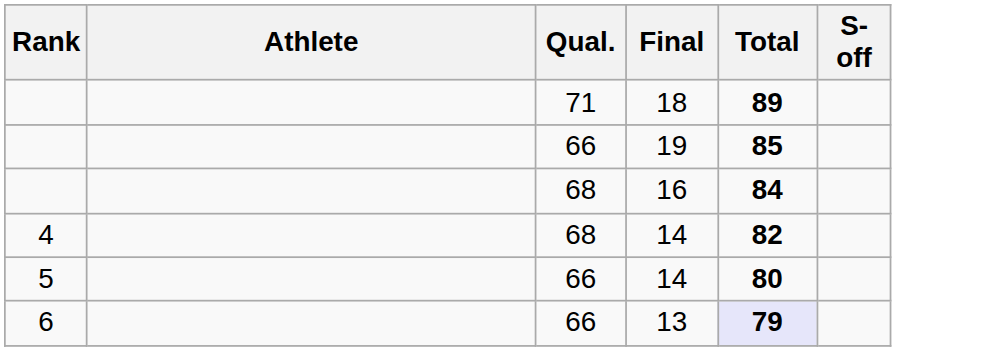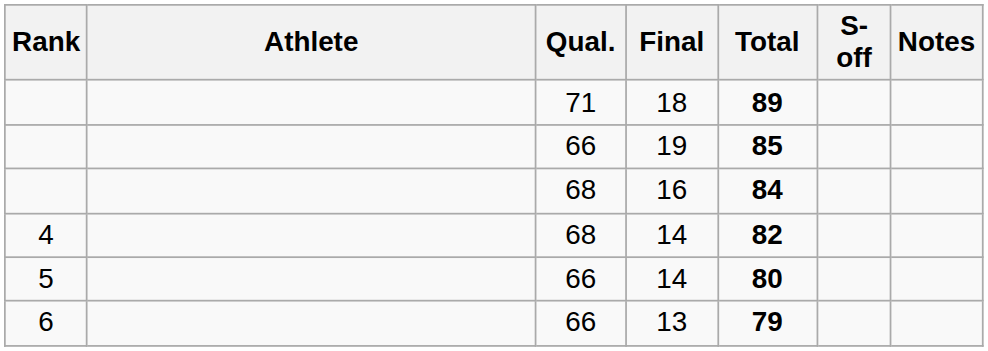+ column: (937, 42)
(767, 322) lavender background -> (767, 322) no background
